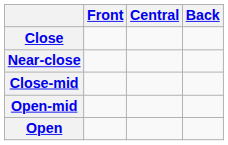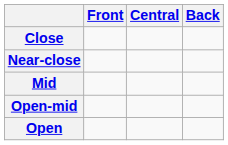- row: (44, 83)
+ row: (44, 83)
